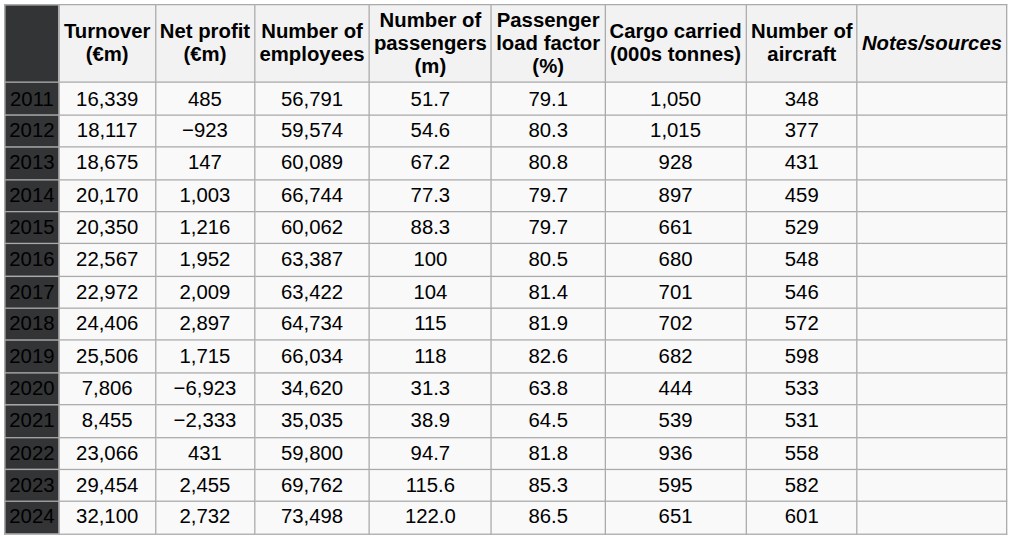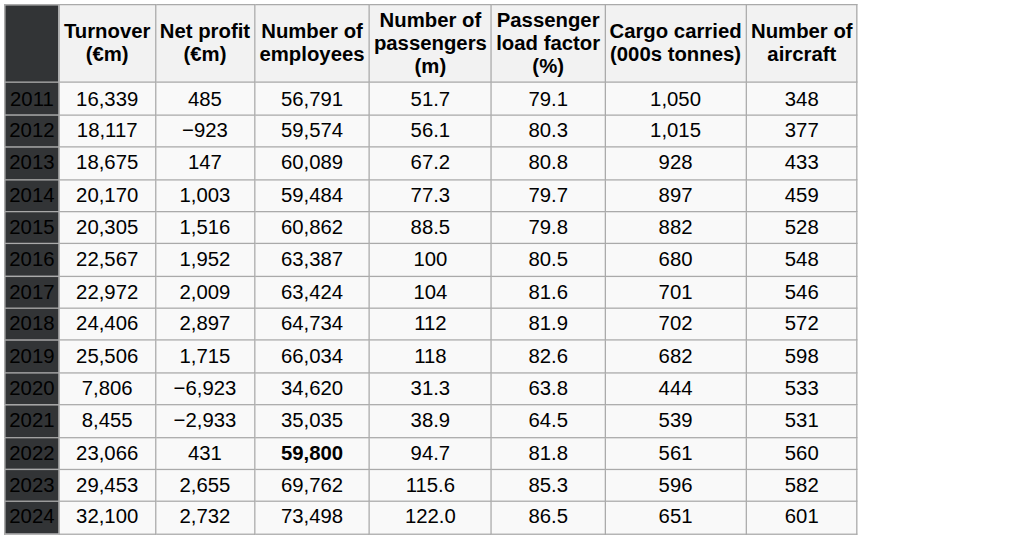- column: (932, 43)
(430, 130) 54.6 -> (430, 130) 56.1
(802, 163) 431 -> (802, 163) 433
(312, 195) 66,744 -> (312, 195) 59,484
(107, 227) 20,350 -> (107, 227) 20,305
(205, 227) 1,216 -> (205, 227) 1,516
(312, 227) 60,062 -> (312, 227) 60,862
(430, 227) 88.3 -> (430, 227) 88.5
(548, 227) 79.7 -> (548, 227) 79.8
(676, 227) 661 -> (676, 227) 882
(802, 227) 529 -> (802, 227) 528
(312, 291) 63,422 -> (312, 291) 63,424
(548, 291) 81.4 -> (548, 291) 81.6
(430, 324) 115 -> (430, 324) 112
(205, 420) −2,333 -> (205, 420) −2,933
(312, 453) normal -> (312, 453) bold
(676, 453) 936 -> (676, 453) 561
(802, 453) 558 -> (802, 453) 560
(107, 485) 29,454 -> (107, 485) 29,453
(205, 485) 2,455 -> (205, 485) 2,655
(676, 485) 595 -> (676, 485) 596
